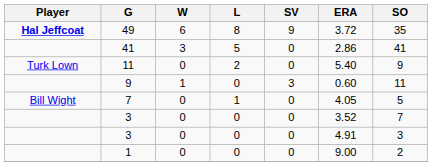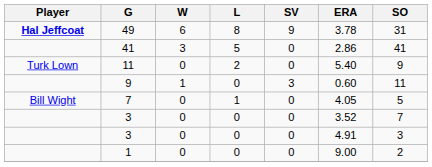(346, 30) 3.72 -> (346, 30) 3.78
(400, 30) 35 -> (400, 30) 31
